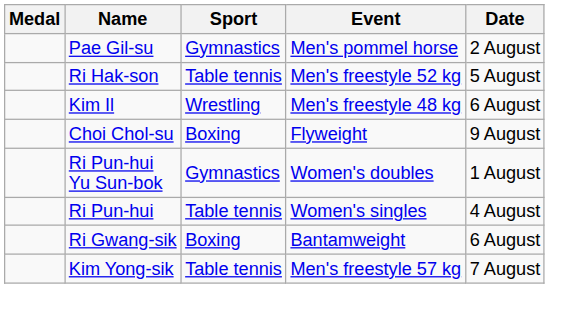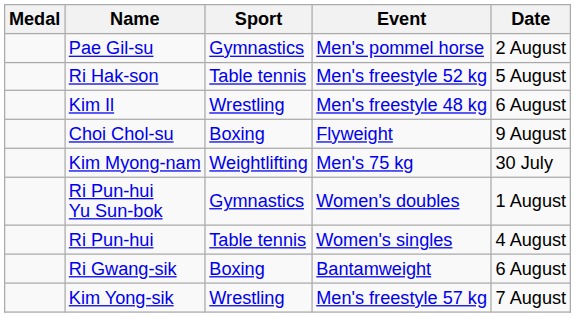+ row: (135, 163)
(234, 269) Table tennis -> (247, 297) Wrestling
